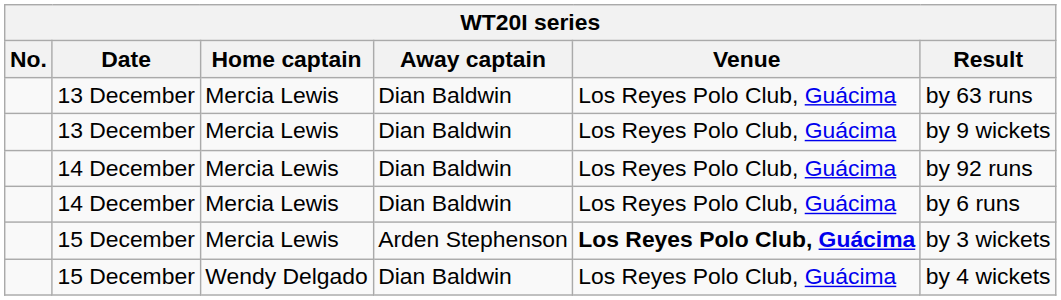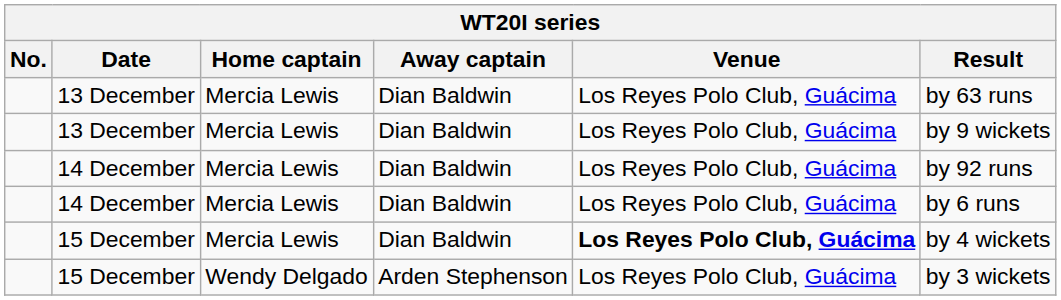(473, 240) Arden Stephenson -> (445, 240) Dian Baldwin
(988, 240) by 3 wickets -> (988, 240) by 4 wickets
(445, 276) Dian Baldwin -> (473, 276) Arden Stephenson
(988, 276) by 4 wickets -> (988, 276) by 3 wickets
